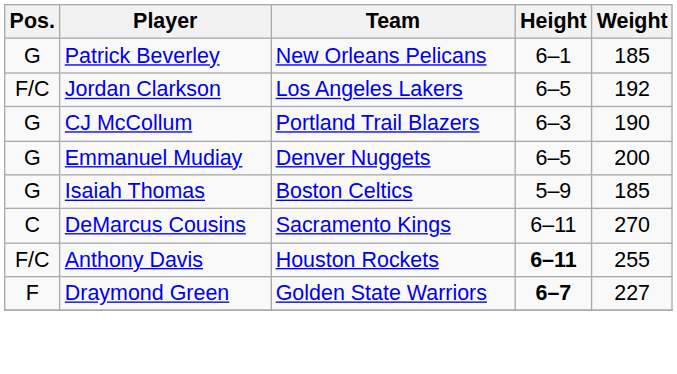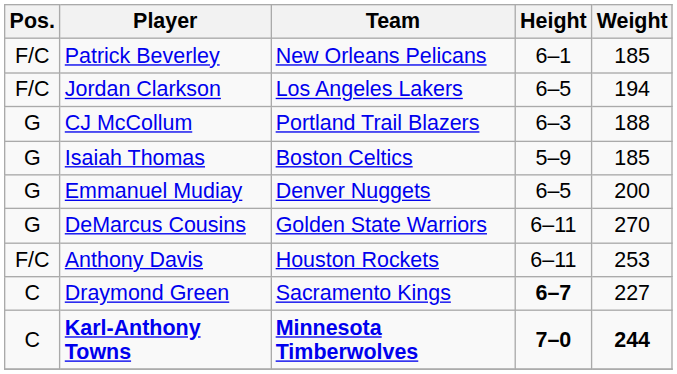(32, 55) G -> (32, 55) F/C
(632, 89) 192 -> (632, 89) 194
(632, 123) 190 -> (632, 123) 188
rows swapped: (135, 191) <-> (154, 157)
(32, 225) C -> (32, 225) G
(363, 225) Sacramento Kings -> (381, 225) Golden State Warriors
(553, 259) bold -> (553, 259) normal
(632, 259) 255 -> (632, 259) 253
(32, 293) F -> (32, 293) C
(381, 293) Golden State Warriors -> (363, 293) Sacramento Kings
+ row: (133, 339)
